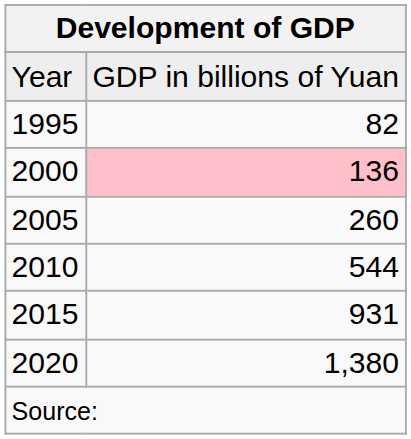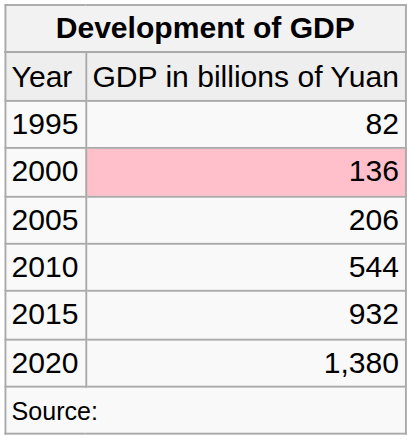(374, 219) 260 -> (374, 219) 206
(374, 314) 931 -> (374, 314) 932
